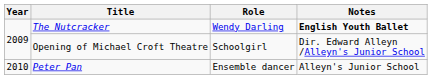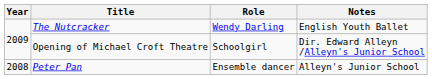(354, 27) bold -> (354, 27) normal
(17, 67) 2010 -> (17, 67) 2008
